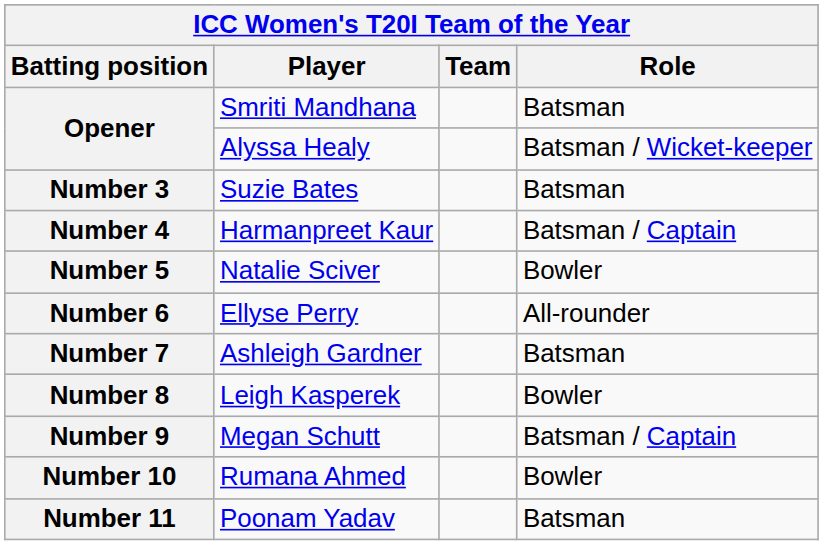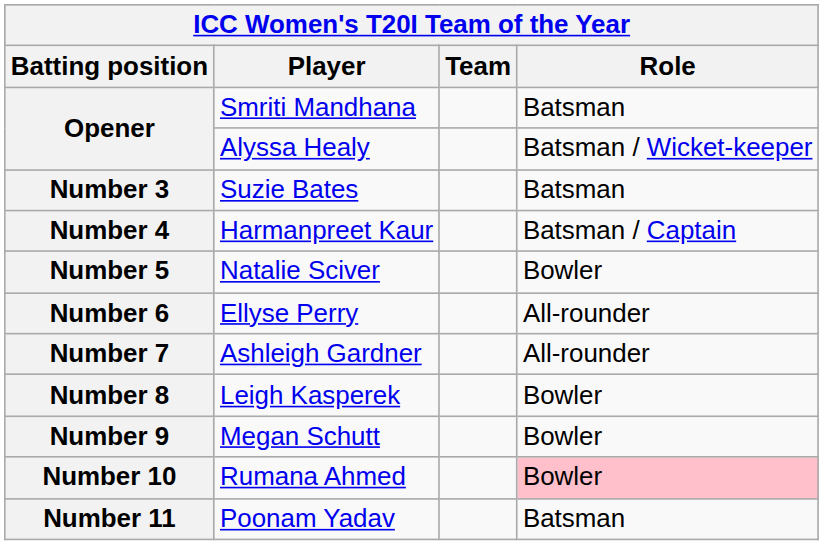(574, 353) Batsman -> (586, 353) All-rounder
(630, 436) Batsman / Captain -> (563, 436) Bowler
(563, 477) no background -> (563, 477) pink background
